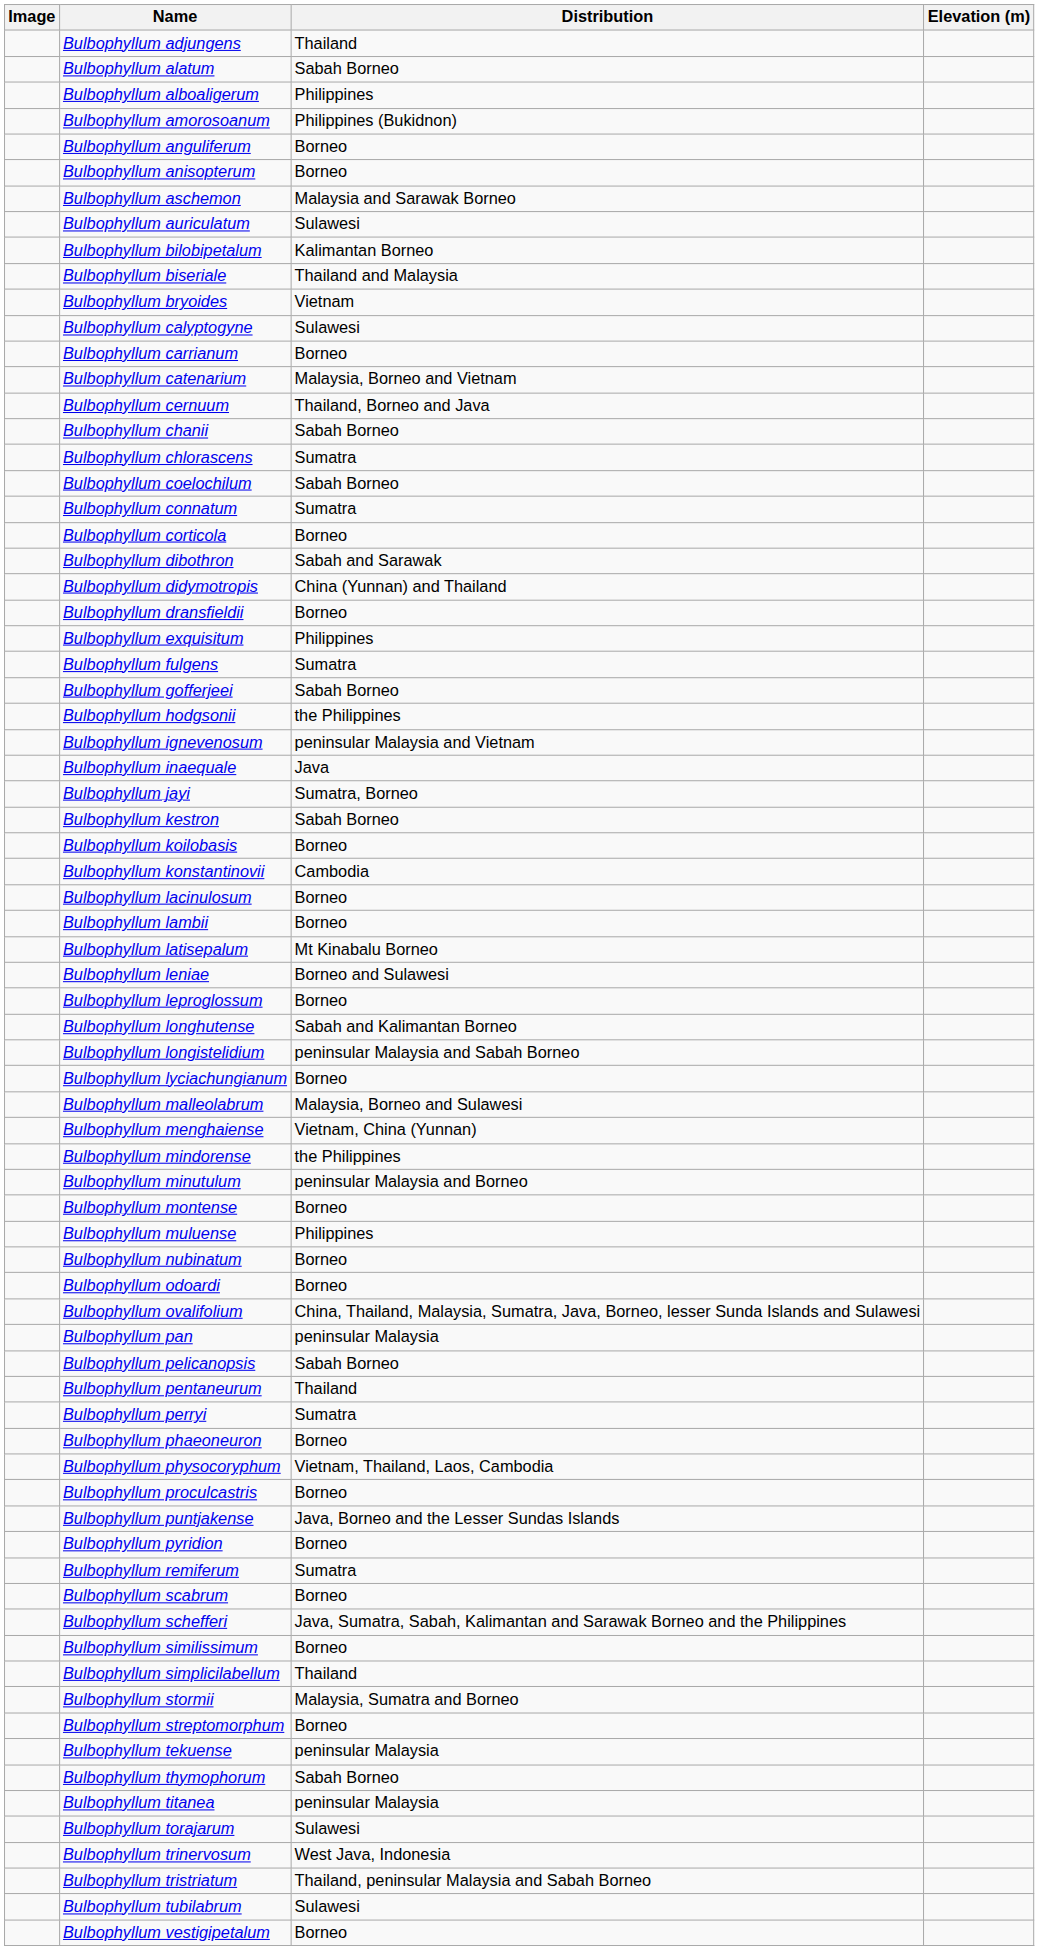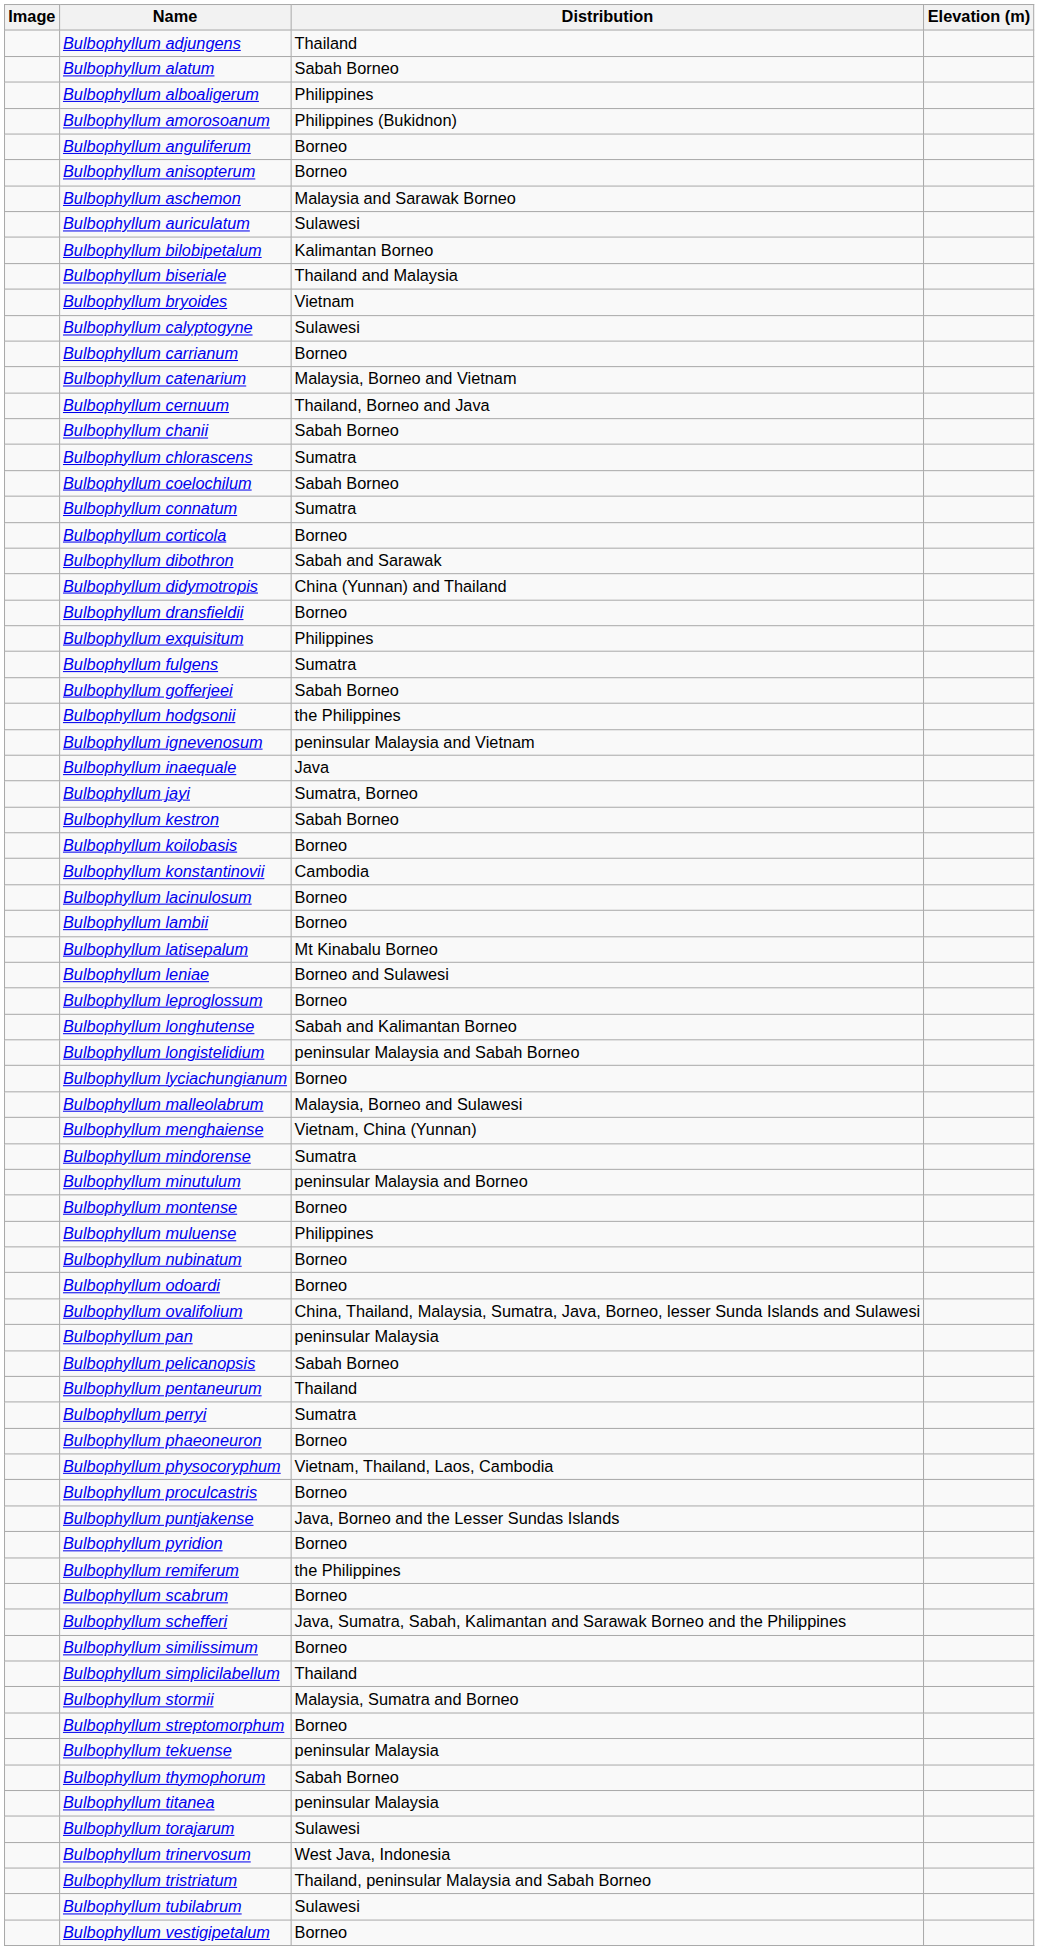(348, 1156) the Philippines -> (325, 1156) Sumatra
(325, 1570) Sumatra -> (348, 1570) the Philippines
